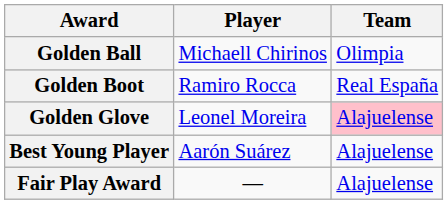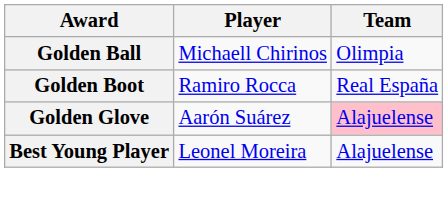(242, 118) Leonel Moreira -> (234, 118) Aarón Suárez
(234, 150) Aarón Suárez -> (242, 150) Leonel Moreira
- row: (89, 183)
